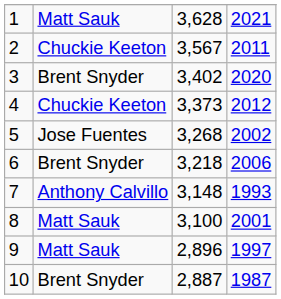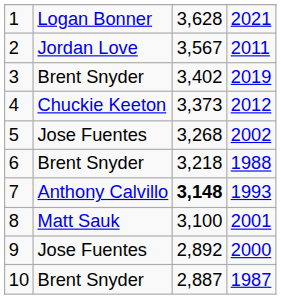(79, 18) Matt Sauk -> (95, 18) Logan Bonner
(102, 47) Chuckie Keeton -> (88, 47) Jordan Love
(251, 76) 2020 -> (251, 76) 2019
(251, 163) 2006 -> (251, 163) 1988
(200, 192) normal -> (200, 192) bold
(79, 250) Matt Sauk -> (92, 250) Jose Fuentes
(200, 250) 2,896 -> (200, 250) 2,892
(251, 250) 1997 -> (251, 250) 2000
